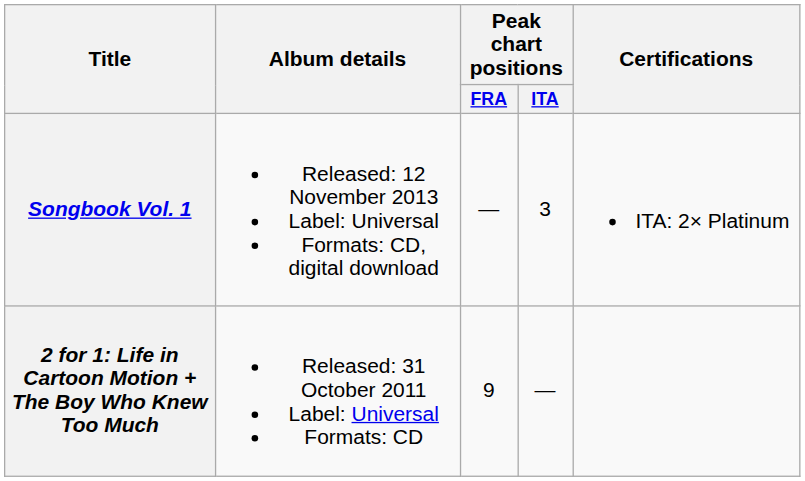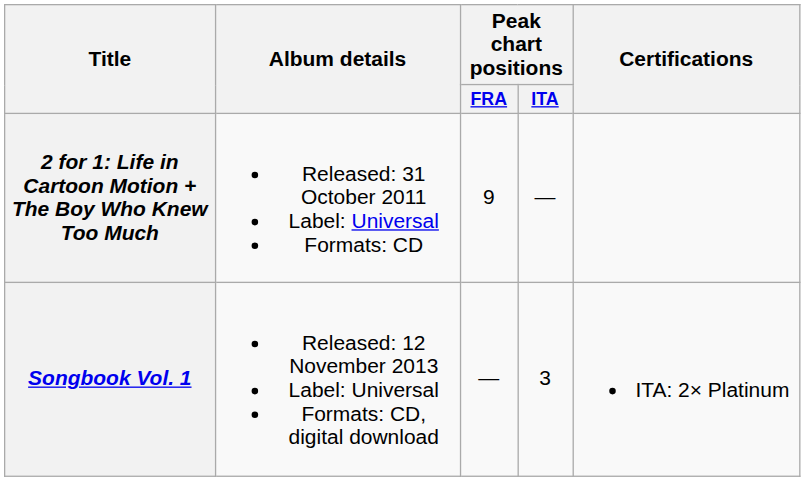rows swapped: (110, 390) <-> (110, 209)
